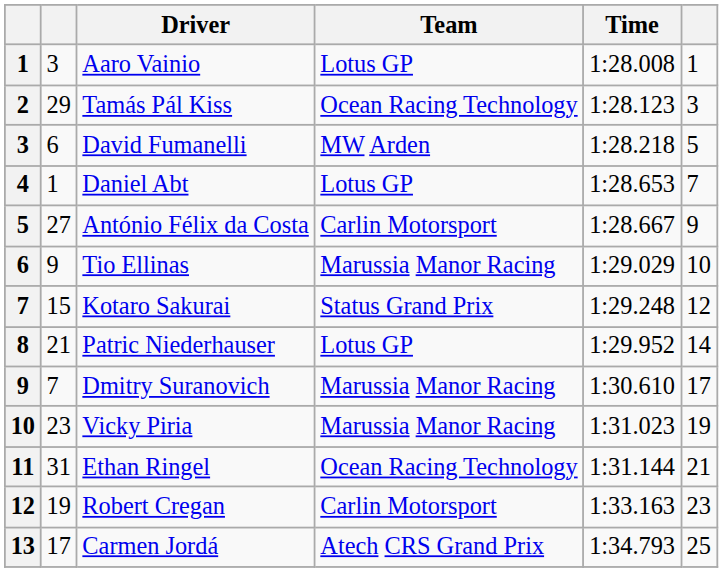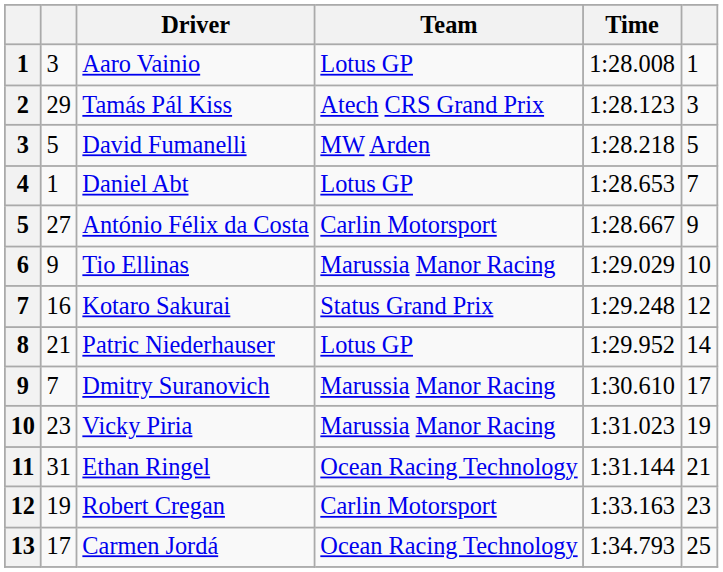(449, 104) Ocean Racing Technology -> (432, 104) Atech CRS Grand Prix
(53, 144) 6 -> (53, 144) 5
(59, 305) 15 -> (59, 305) 16
(432, 546) Atech CRS Grand Prix -> (449, 546) Ocean Racing Technology
